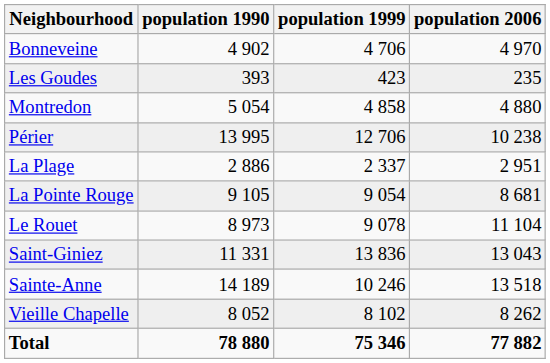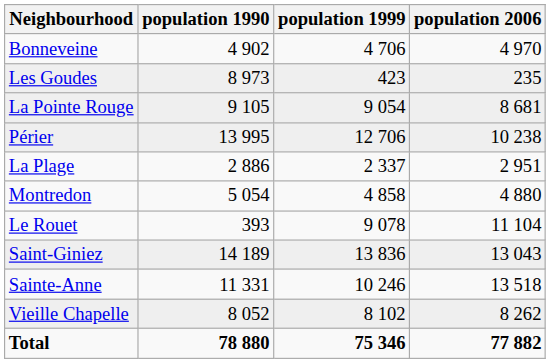(256, 78) 393 -> (249, 78) 8 973
rows swapped: (50, 107) <-> (71, 195)
(249, 225) 8 973 -> (256, 225) 393
(244, 254) 11 331 -> (244, 254) 14 189
(244, 284) 14 189 -> (244, 284) 11 331
